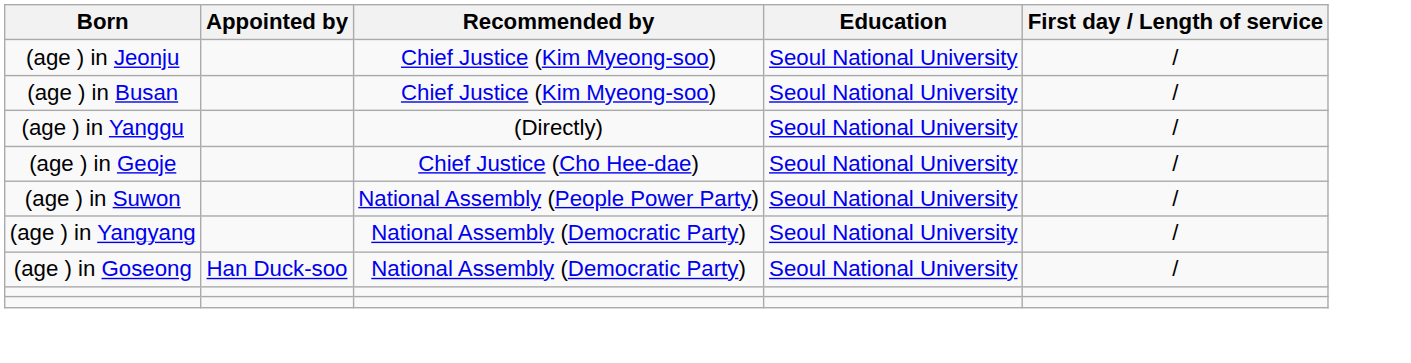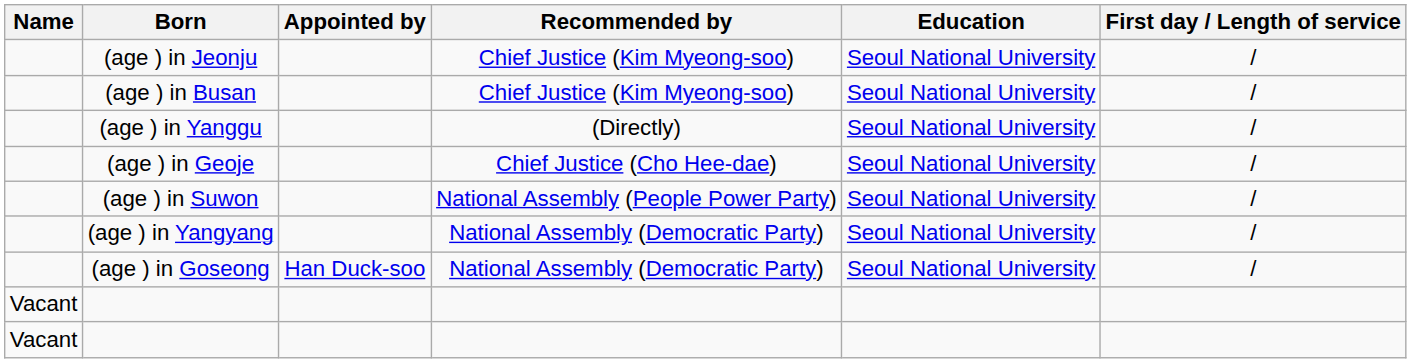+ column: (44, 22)
